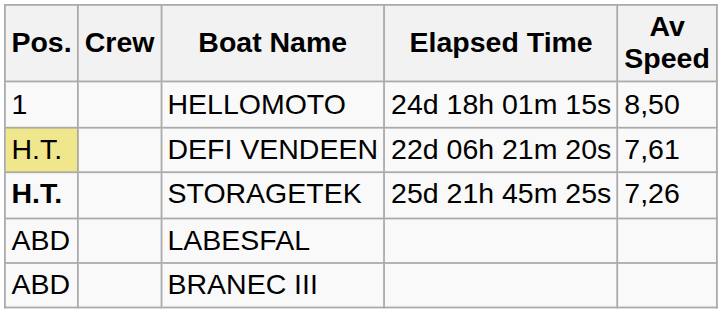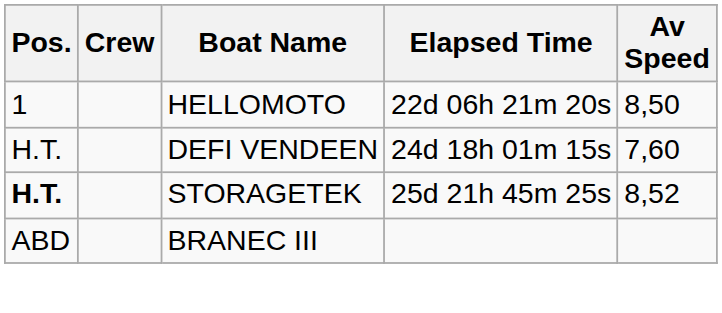(501, 104) 24d 18h 01m 15s -> (501, 104) 22d 06h 21m 20s
(37, 149) khaki background -> (37, 149) no background
(501, 149) 22d 06h 21m 20s -> (501, 149) 24d 18h 01m 15s
(652, 149) 7,61 -> (652, 149) 7,60
(652, 194) 7,26 -> (652, 194) 8,52
- row: (239, 239)
